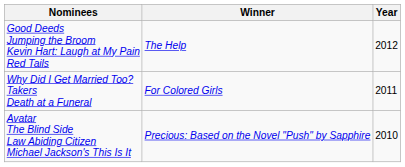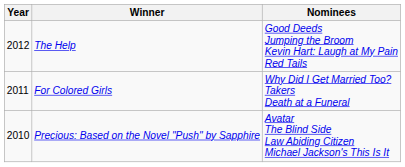columns swapped: (387, 12) <-> (73, 12)
